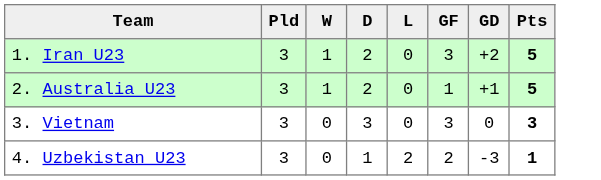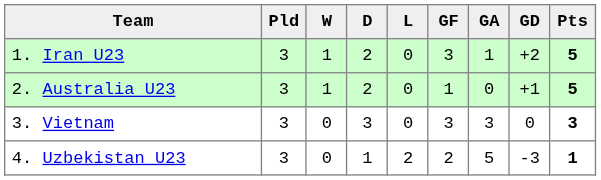+ column: (489, 22)
